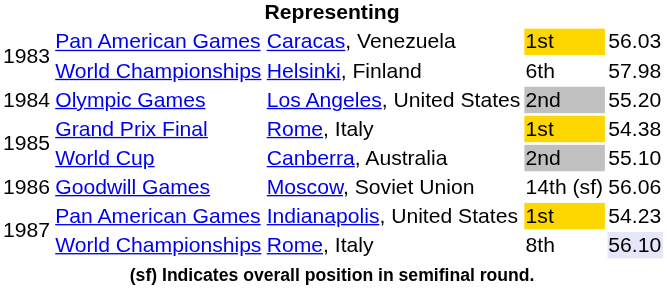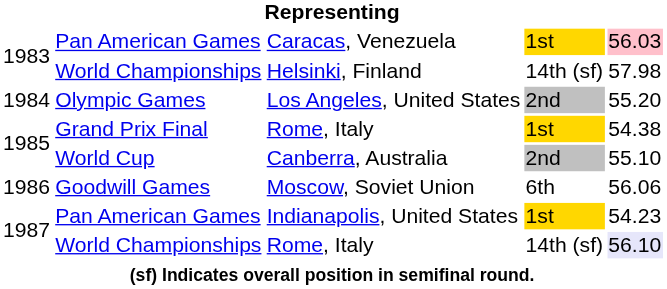(635, 41) no background -> (635, 41) pink background
(540, 70) 6th -> (564, 70) 14th (sf)
(564, 186) 14th (sf) -> (540, 186) 6th
(540, 245) 8th -> (564, 245) 14th (sf)
